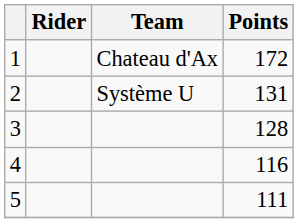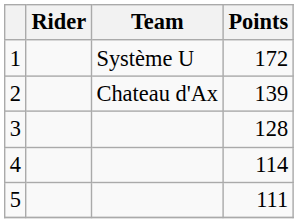(157, 57) Chateau d'Ax -> (145, 57) Système U
(145, 93) Système U -> (157, 93) Chateau d'Ax
(271, 93) 131 -> (271, 93) 139
(272, 164) 116 -> (272, 164) 114
